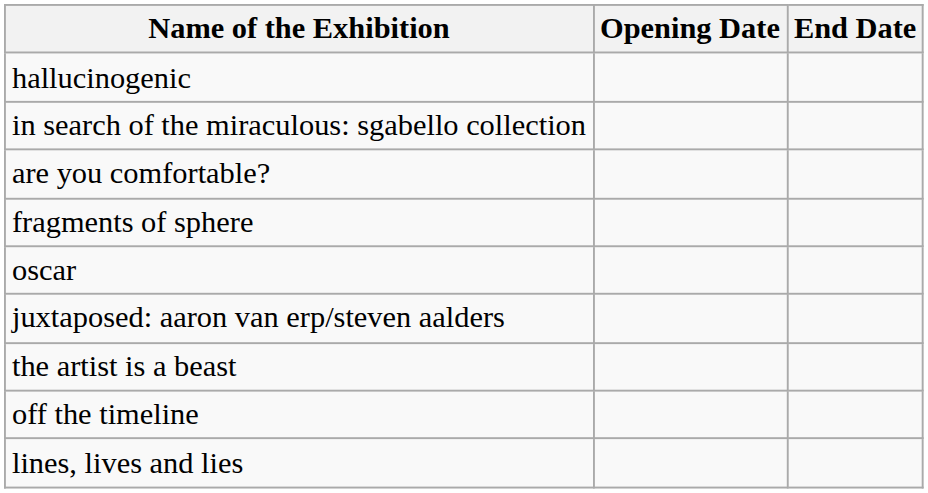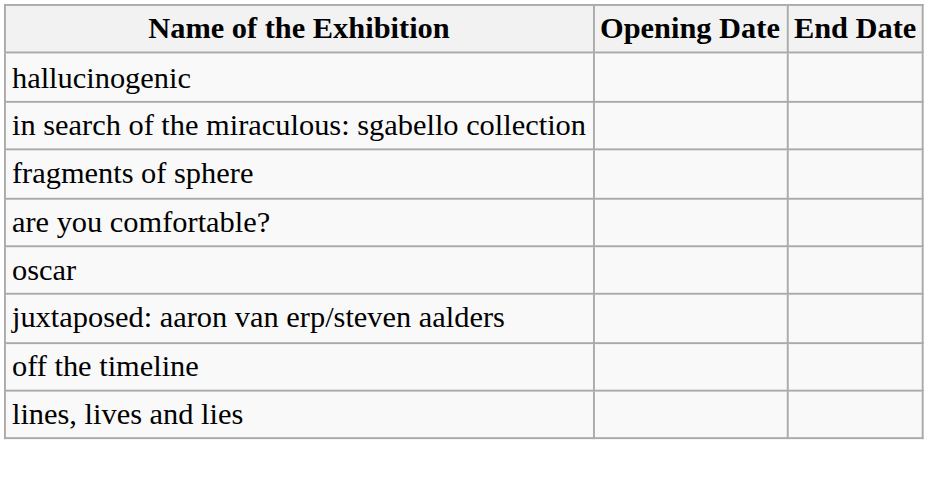rows swapped: (133, 221) <-> (141, 173)
- row: (124, 366)
